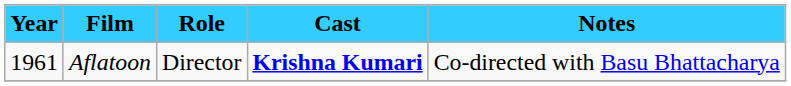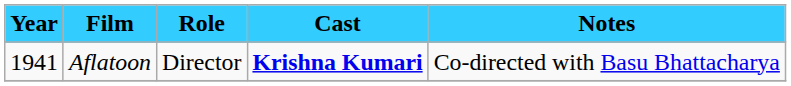(34, 61) 1961 -> (34, 61) 1941
